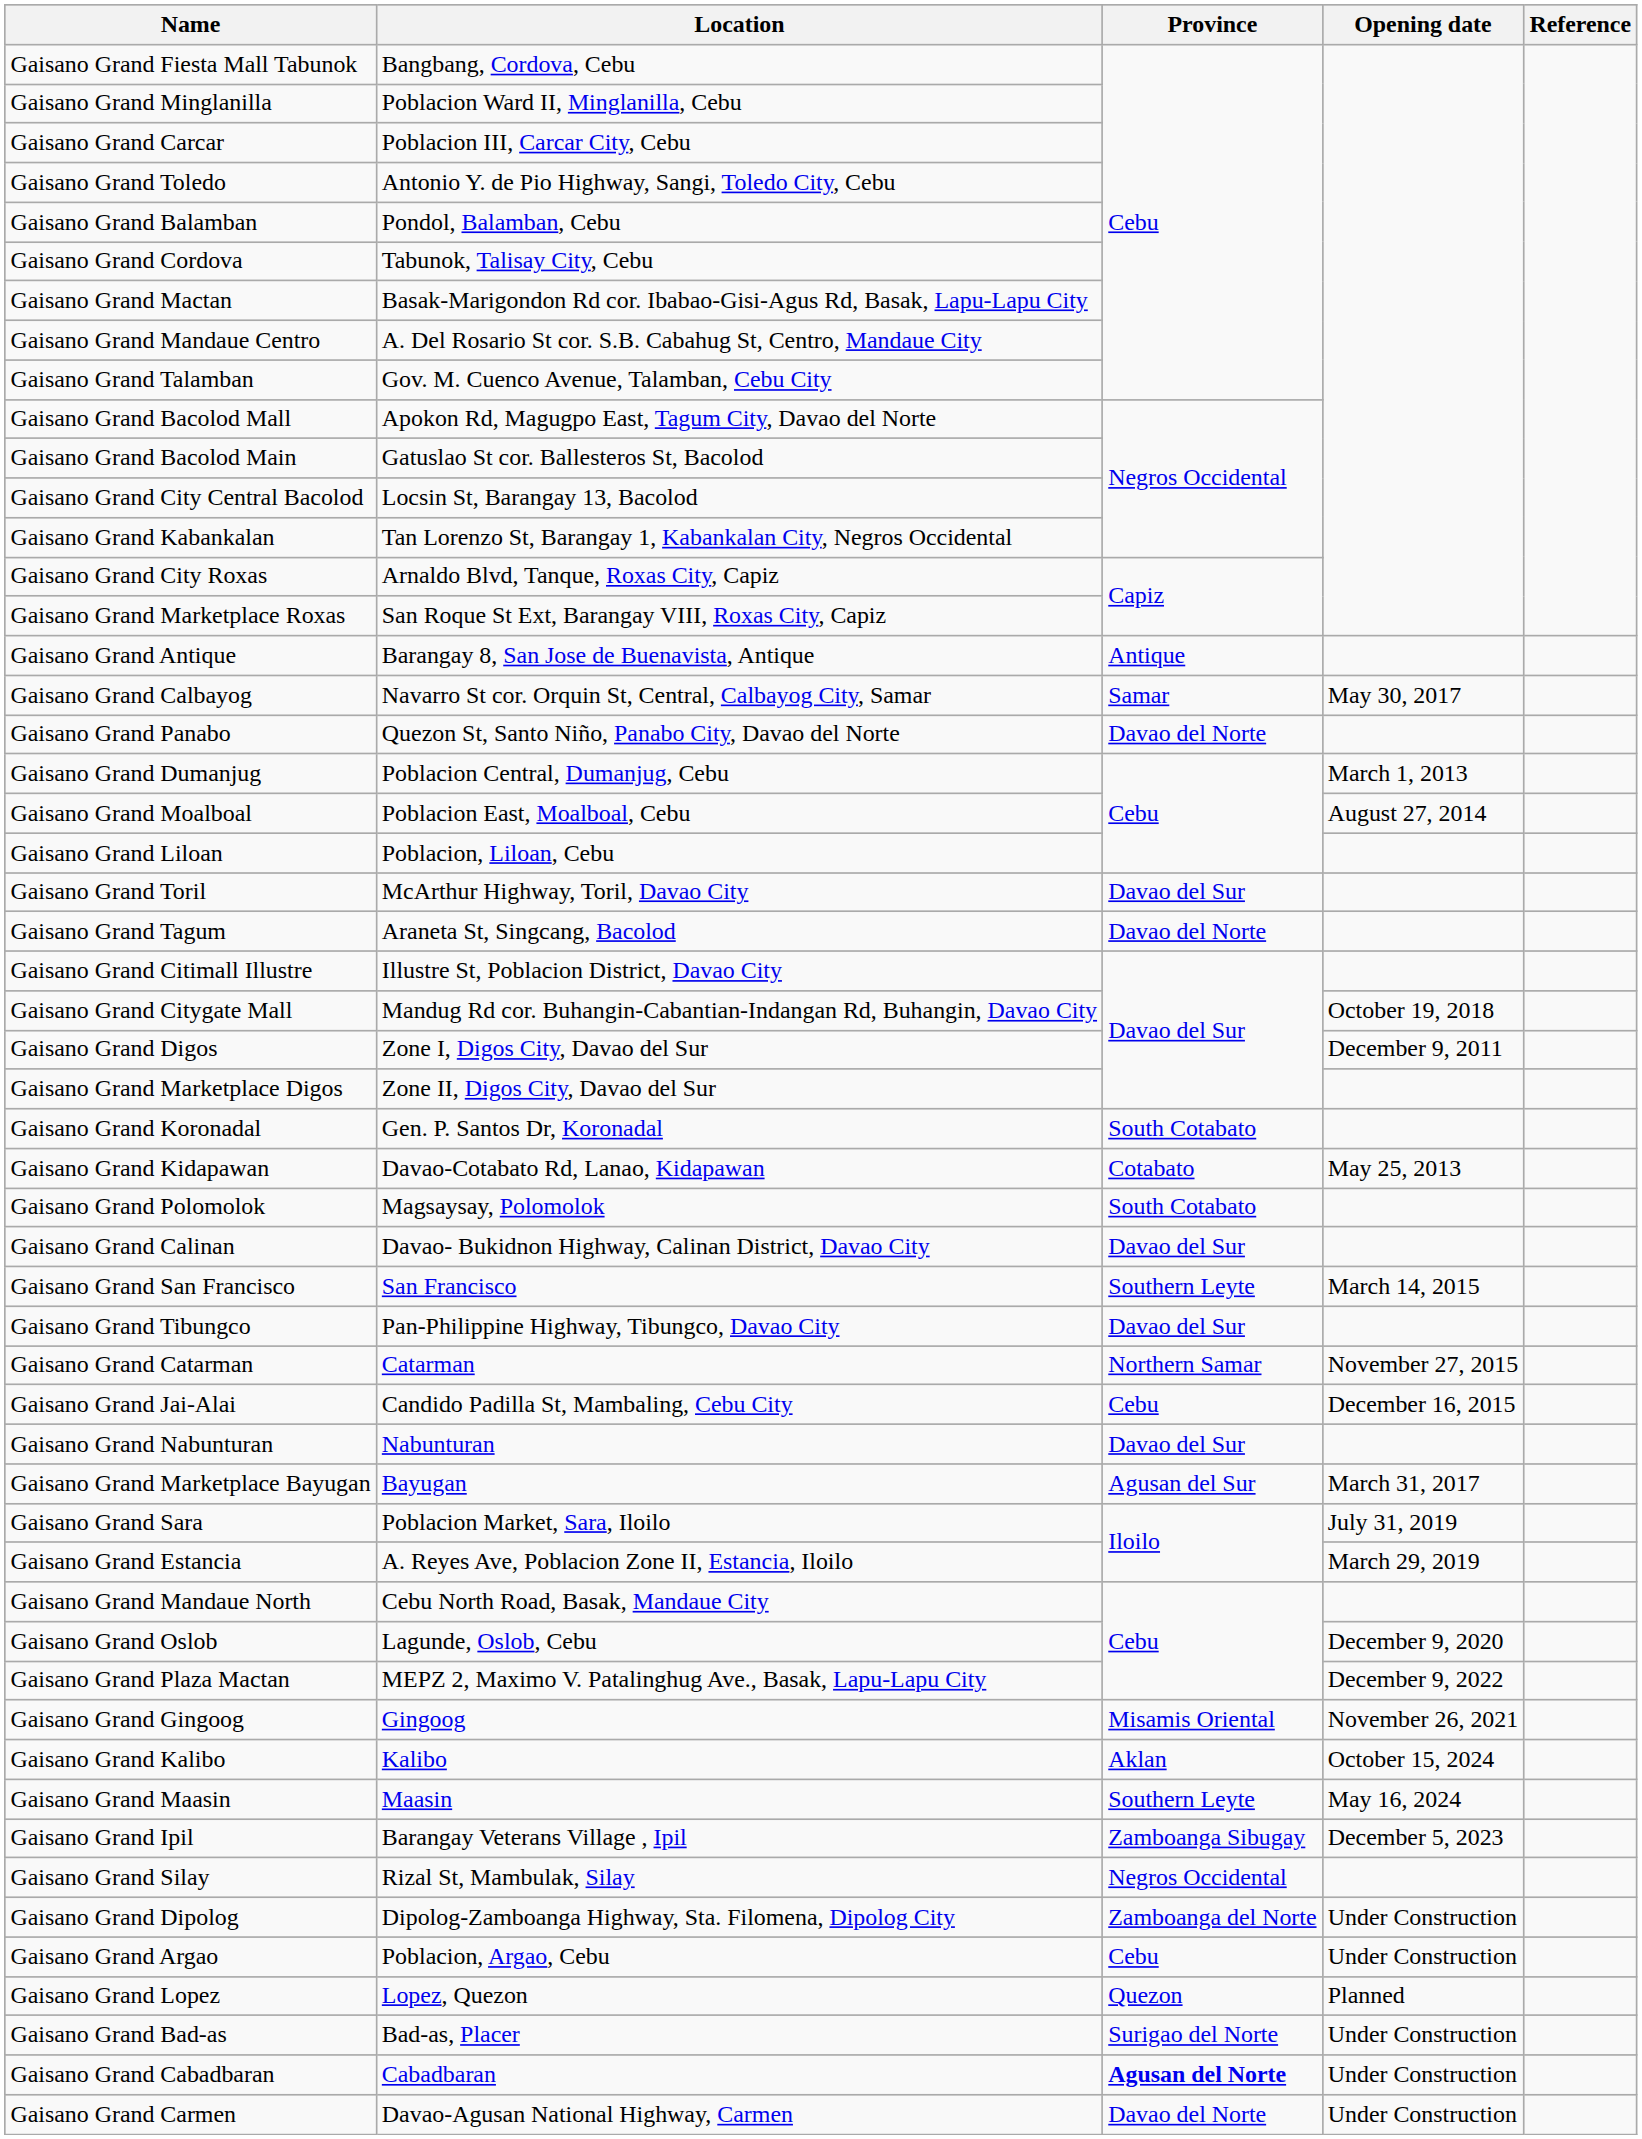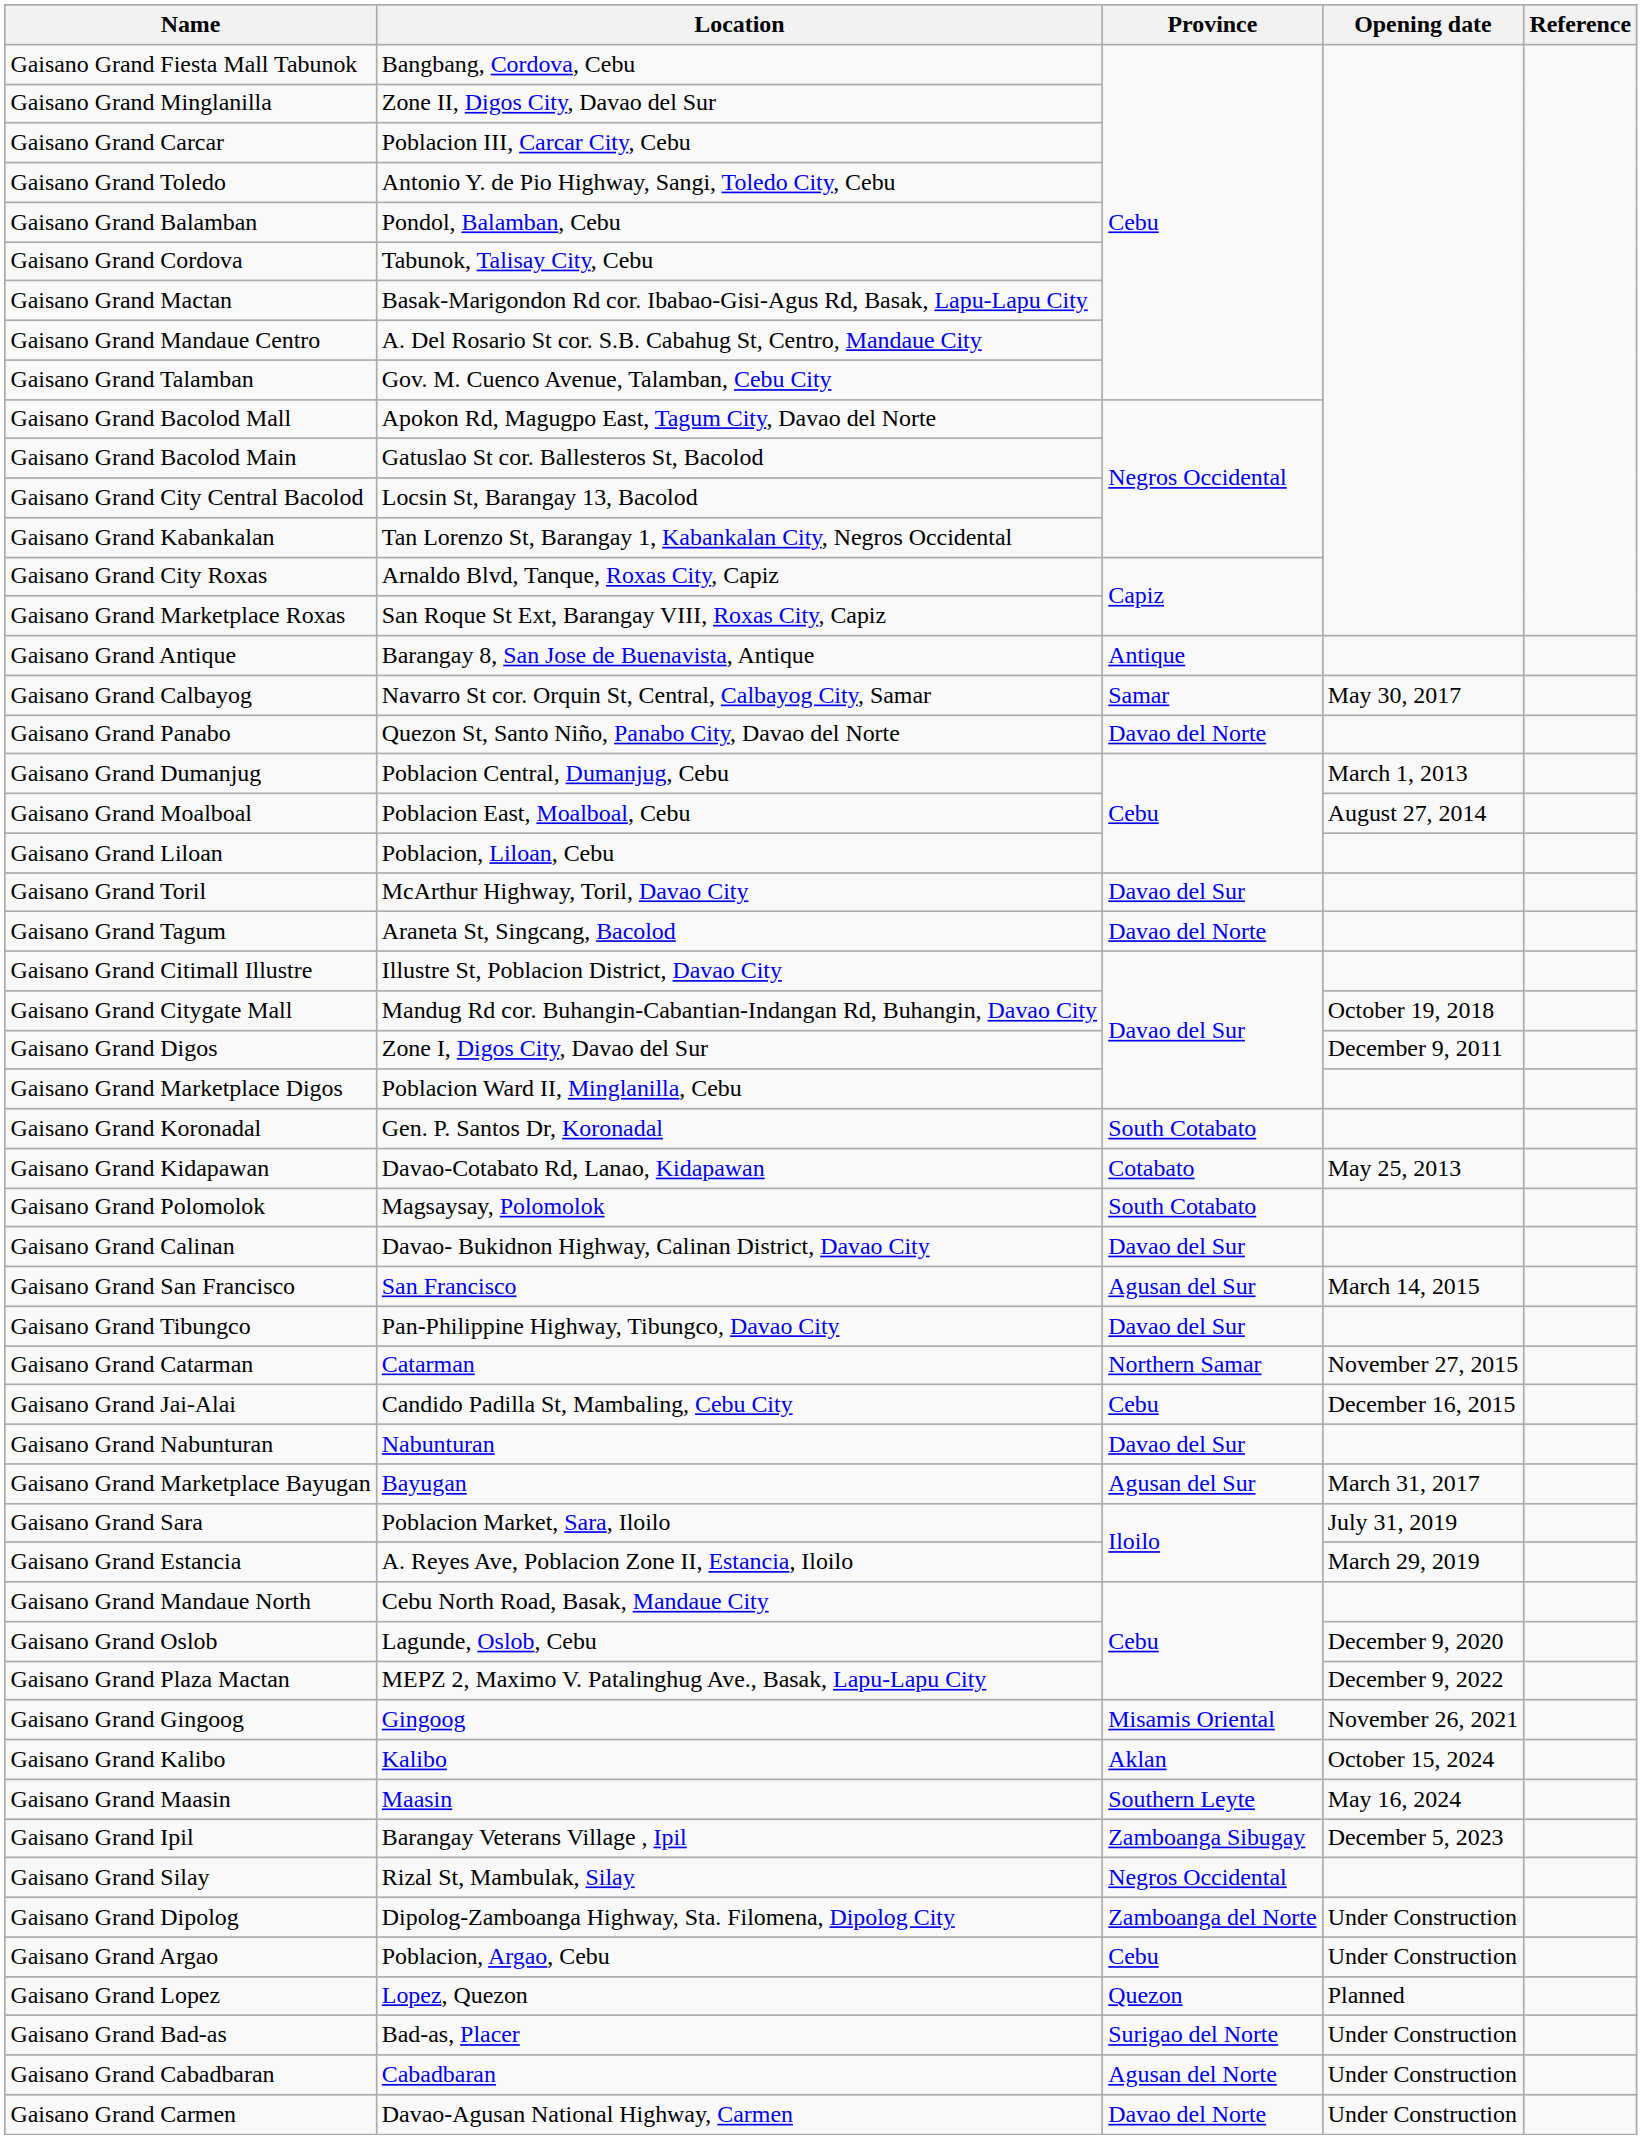(562, 103) Poblacion Ward II, Minglanilla, Cebu -> (549, 103) Zone II, Digos City, Davao del Sur
(549, 1089) Zone II, Digos City, Davao del Sur -> (562, 1089) Poblacion Ward II, Minglanilla, Cebu
(1182, 1286) Southern Leyte -> (1182, 1286) Agusan del Sur
(1197, 2074) bold -> (1193, 2074) normal
